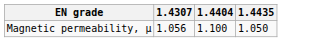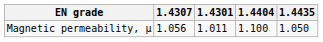+ column: (215, 13)
